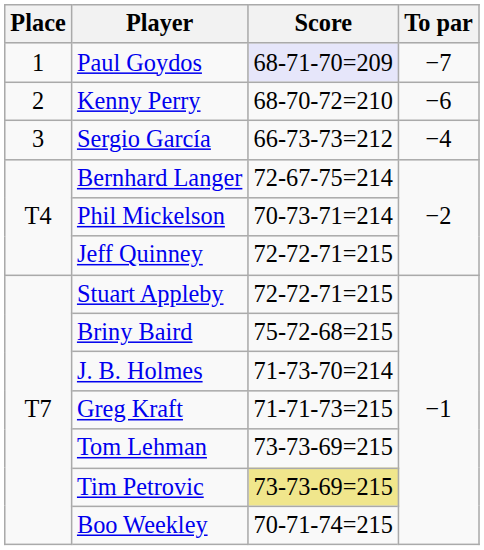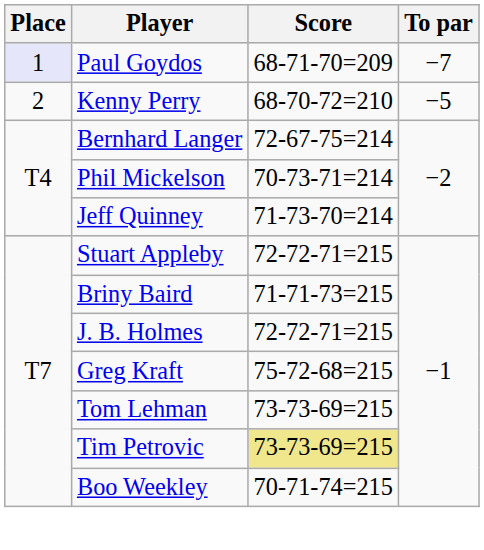(38, 62) no background -> (38, 62) lavender background
(323, 62) lavender background -> (323, 62) no background
(439, 100) −6 -> (439, 100) −5
- row: (144, 139)
(323, 255) 72-72-71=215 -> (323, 216) 71-73-70=214
(323, 332) 75-72-68=215 -> (323, 293) 71-71-73=215
(323, 370) 71-73-70=214 -> (323, 332) 72-72-71=215
(323, 409) 71-71-73=215 -> (323, 370) 75-72-68=215
